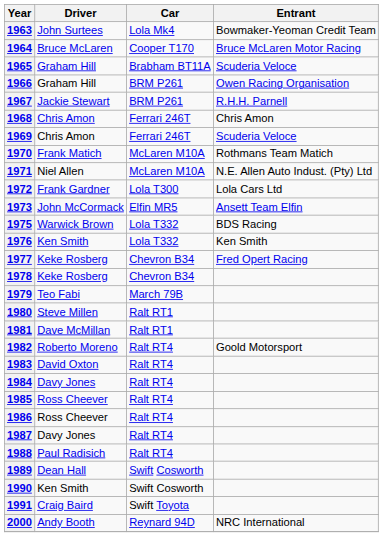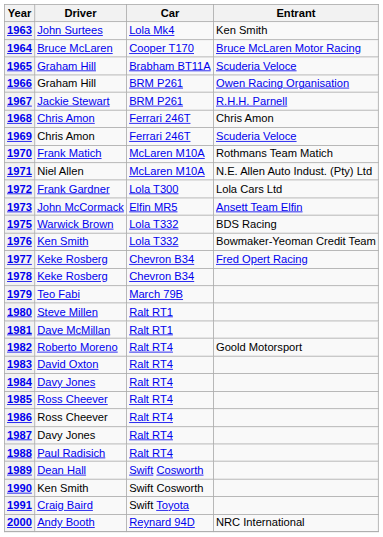(296, 30) Bowmaker-Yeoman Credit Team -> (242, 30) Ken Smith
(242, 241) Ken Smith -> (296, 241) Bowmaker-Yeoman Credit Team
